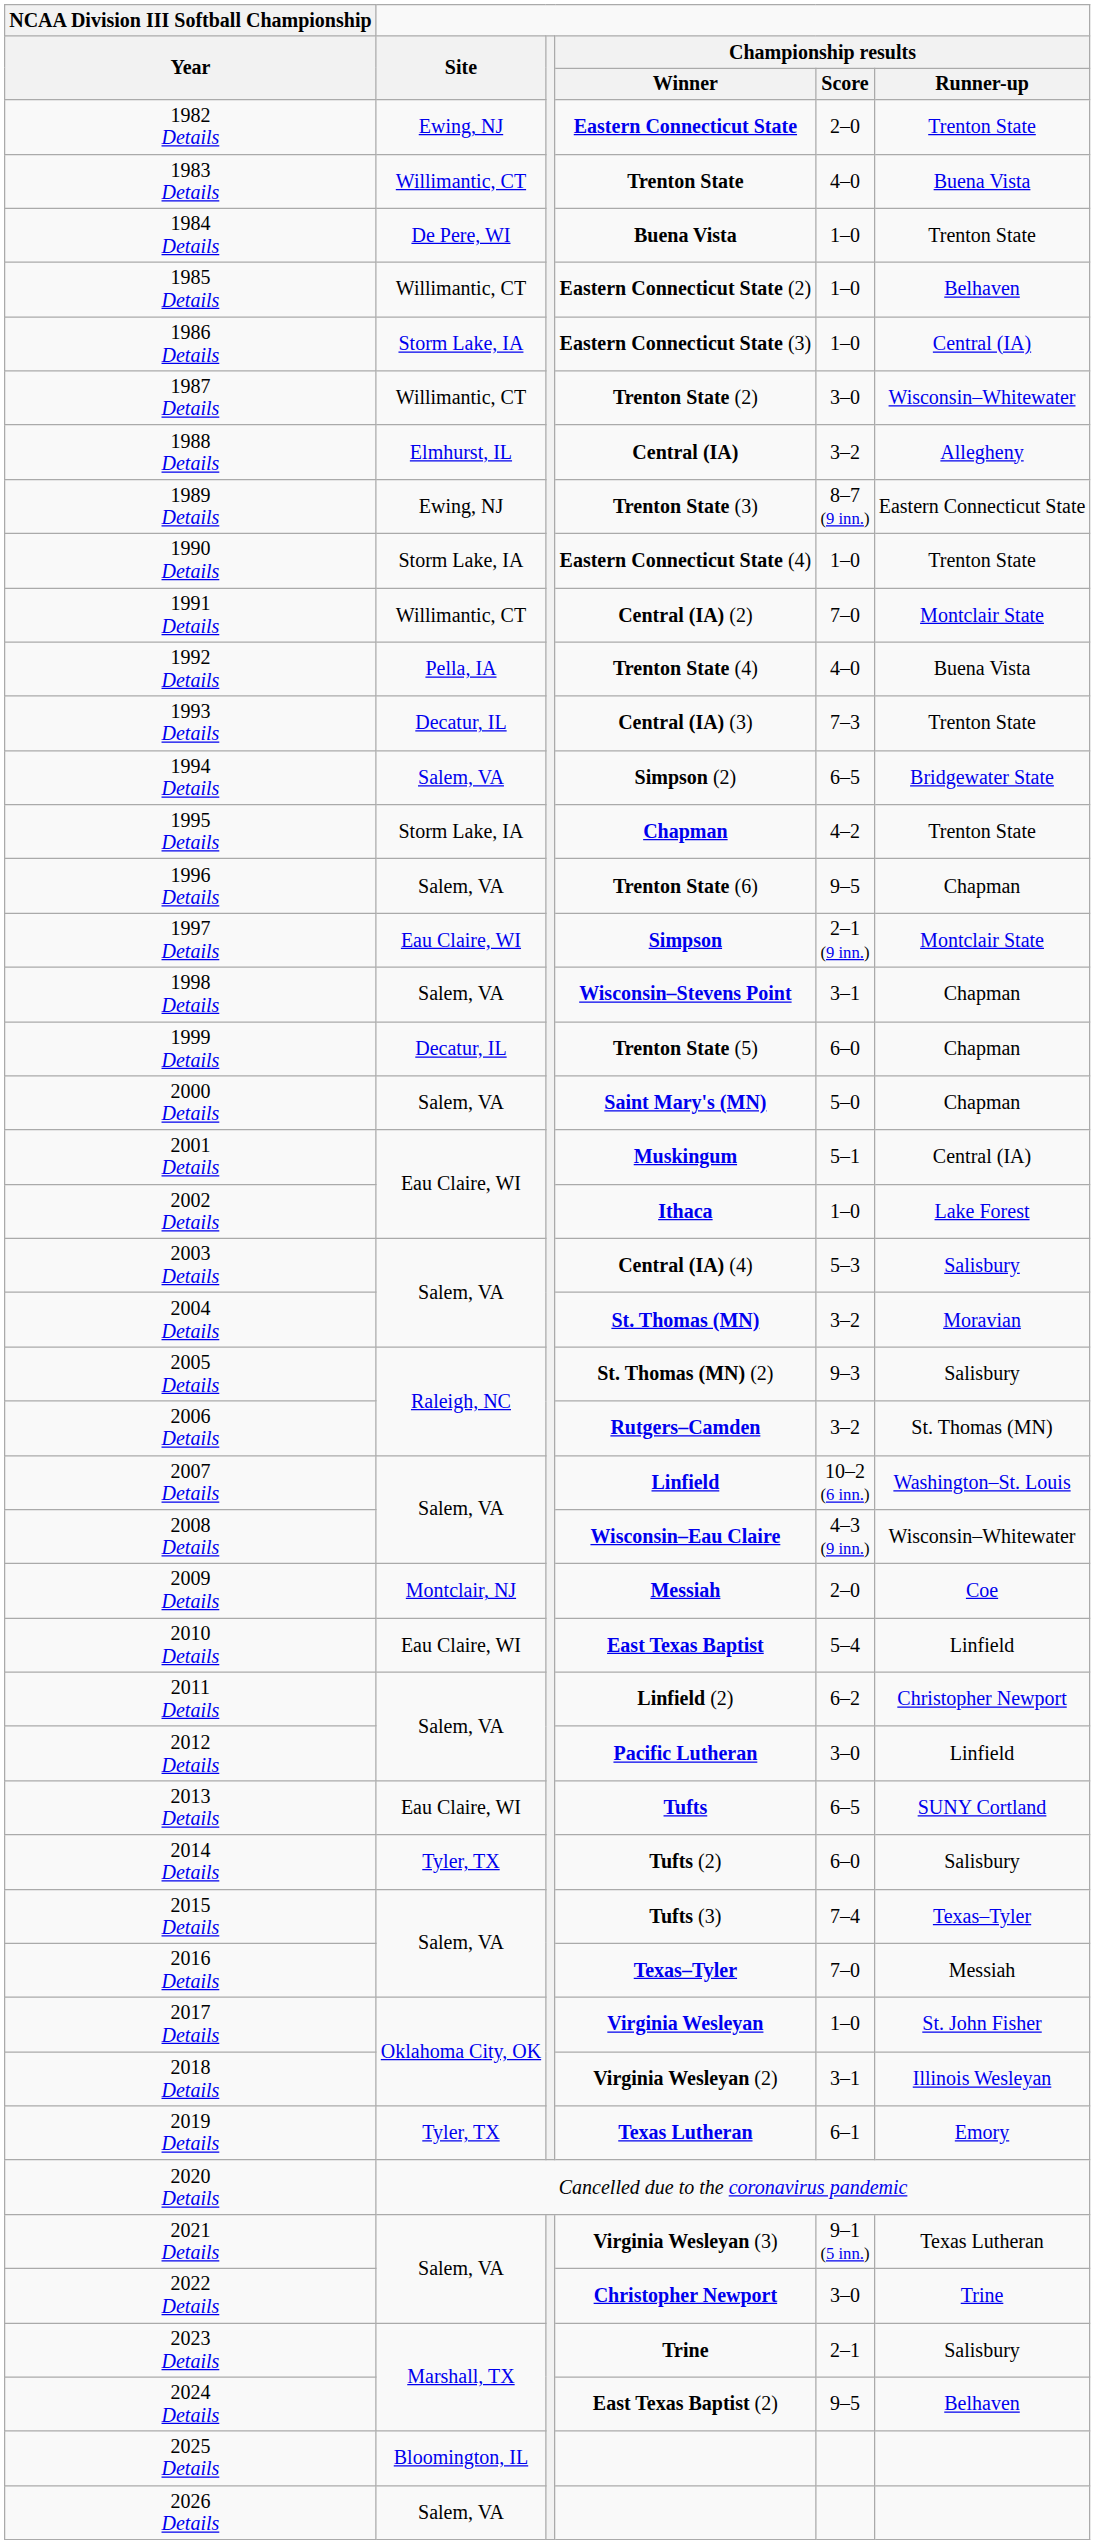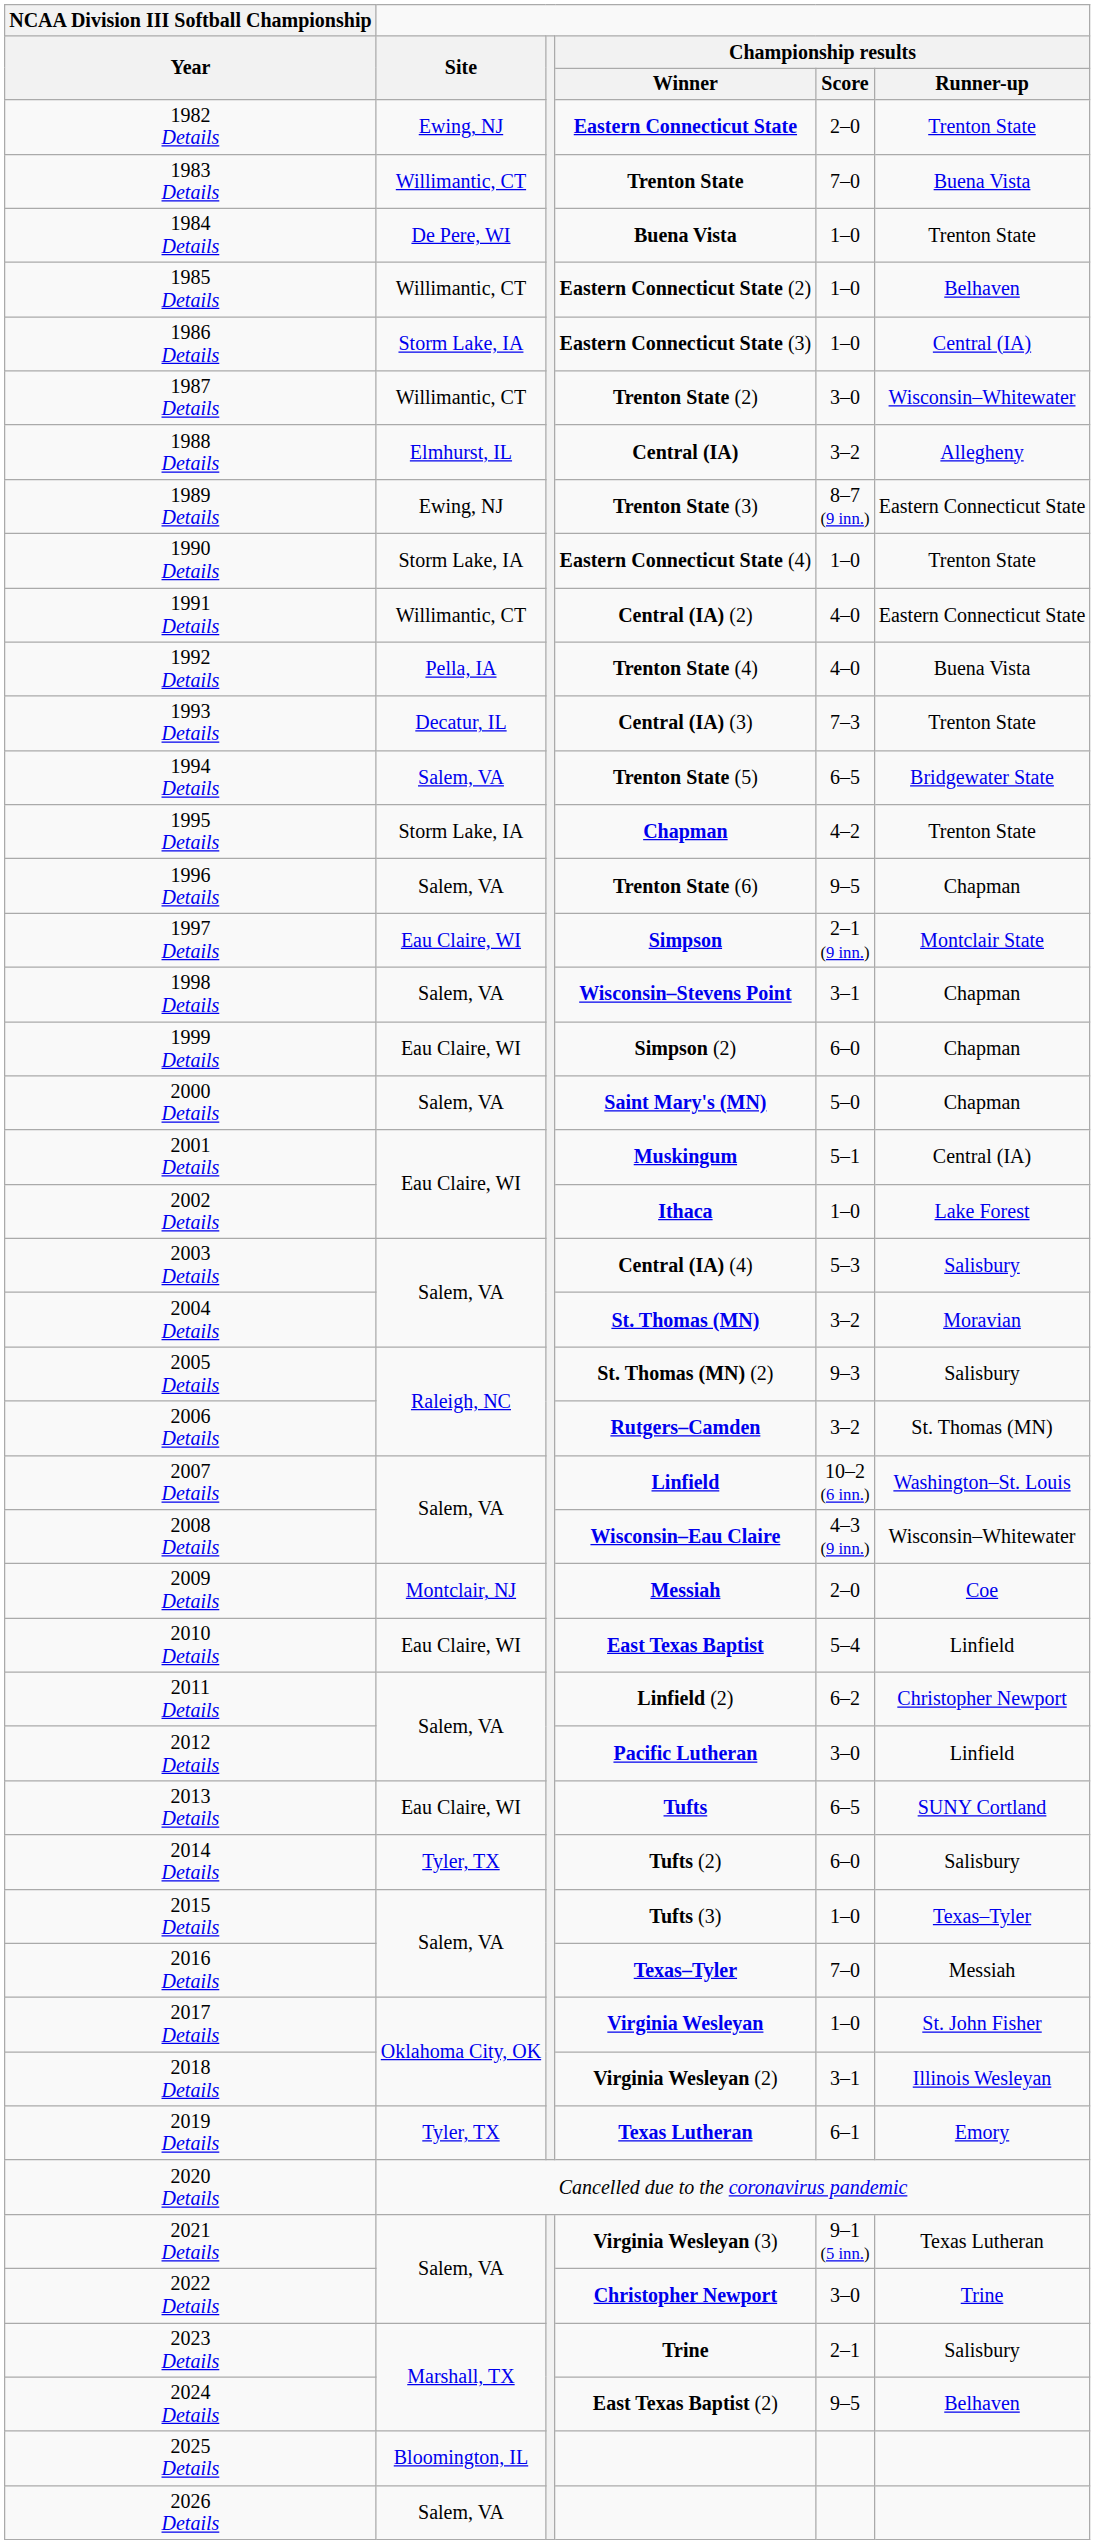(845, 180) 4–0 -> (845, 180) 7–0
(845, 614) 7–0 -> (845, 614) 4–0
(982, 614) Montclair State -> (982, 614) Eastern Connecticut State
(685, 777) Simpson (2) -> (685, 777) Trenton State (5)
(461, 1048) Decatur, IL -> (461, 1048) Eau Claire, WI
(685, 1048) Trenton State (5) -> (685, 1048) Simpson (2)
(845, 1915) 7–4 -> (845, 1915) 1–0
